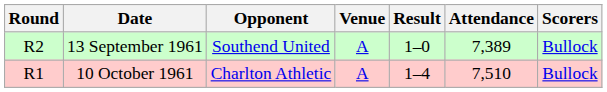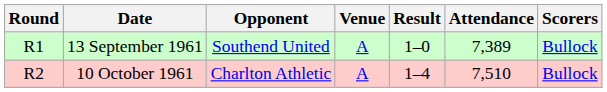(34, 45) R2 -> (34, 45) R1
(34, 73) R1 -> (34, 73) R2
